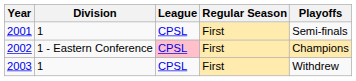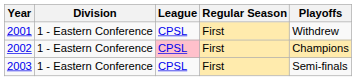(40, 31) 1 -> (95, 31) 1 - Eastern Conference
(320, 31) Semi-finals -> (315, 31) Withdrew
(40, 66) 1 -> (95, 66) 1 - Eastern Conference
(315, 66) Withdrew -> (320, 66) Semi-finals
